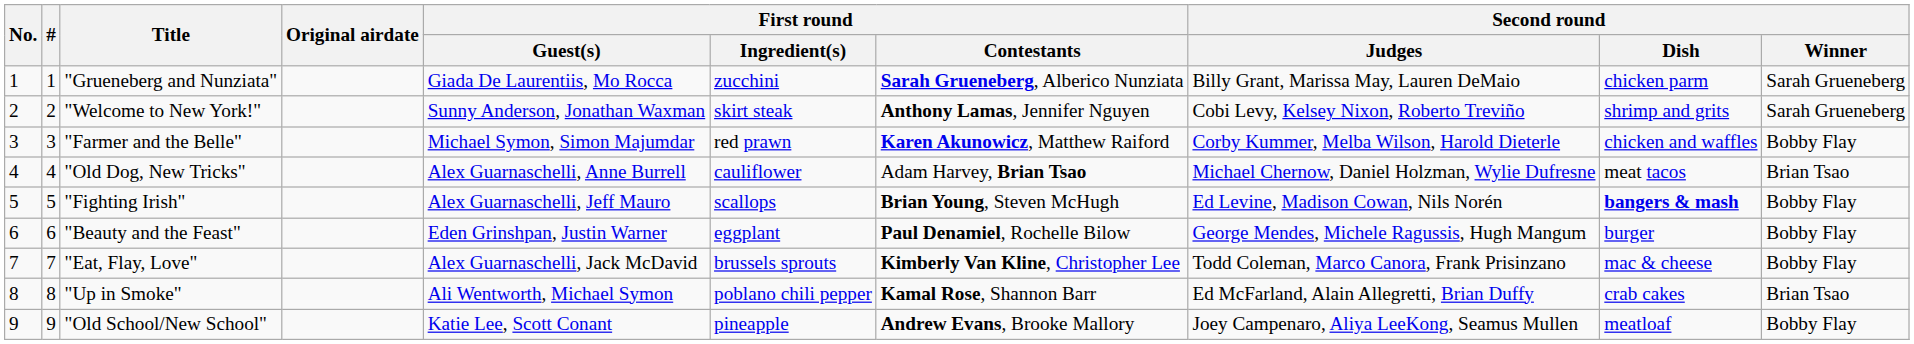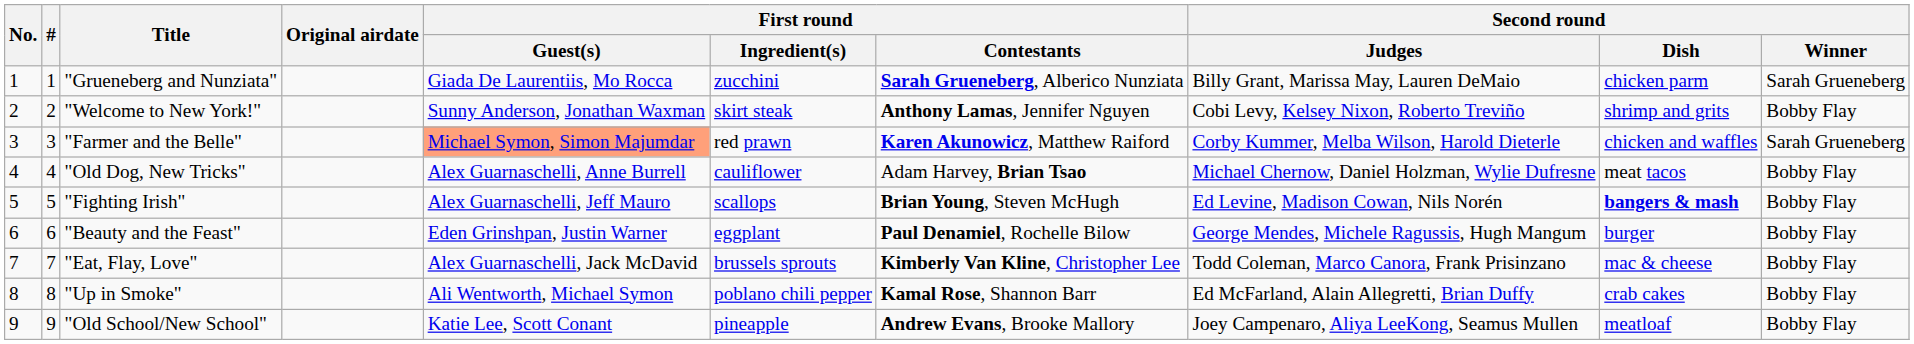(1836, 111) Sarah Grueneberg -> (1811, 111) Bobby Flay
(561, 141) no background -> (561, 141) lightsalmon background
(1811, 141) Bobby Flay -> (1836, 141) Sarah Grueneberg
(1808, 171) Brian Tsao -> (1811, 171) Bobby Flay
(1808, 293) Brian Tsao -> (1811, 293) Bobby Flay
